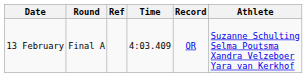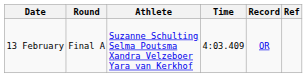columns swapped: (255, 11) <-> (117, 11)
